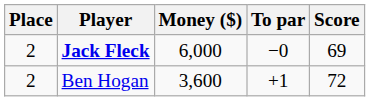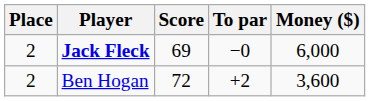columns swapped: (337, 19) <-> (200, 19)
(278, 80) +1 -> (240, 80) +2
